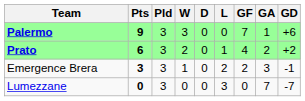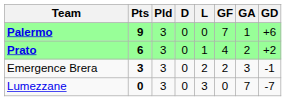- column: (185, 13)
